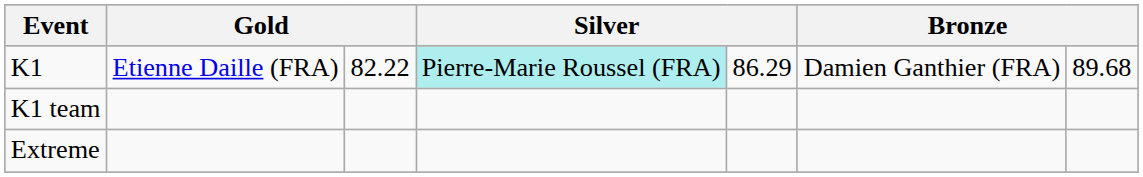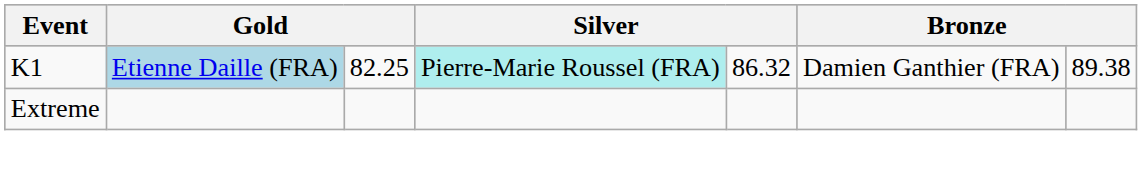(226, 66) no background -> (225, 66) lightblue background
(380, 66) 82.22 -> (379, 66) 82.25
(762, 66) 86.29 -> (761, 66) 86.32
(1102, 66) 89.68 -> (1101, 66) 89.38
- row: (56, 108)
